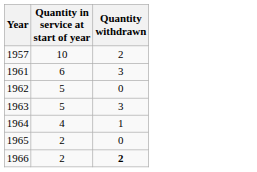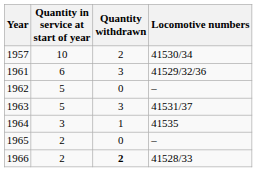+ column: (200, 25)
(62, 123) 4 -> (62, 123) 3
